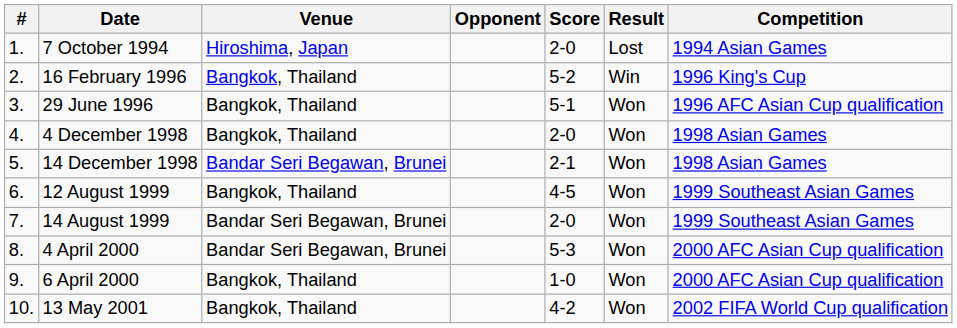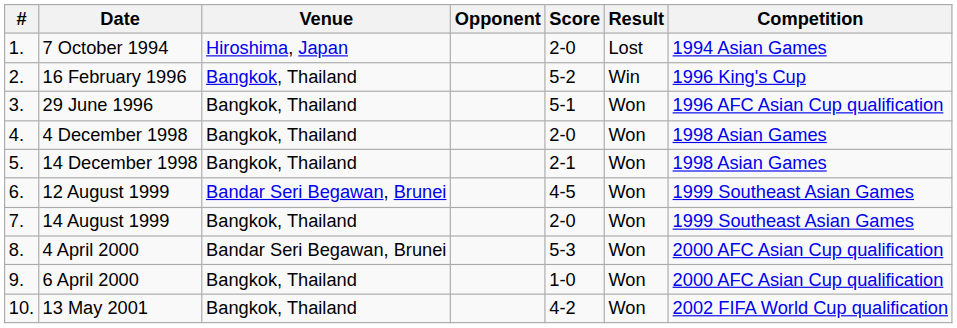(326, 163) Bandar Seri Begawan, Brunei -> (281, 163) Bangkok, Thailand
(281, 192) Bangkok, Thailand -> (326, 192) Bandar Seri Begawan, Brunei
(326, 221) Bandar Seri Begawan, Brunei -> (281, 221) Bangkok, Thailand
